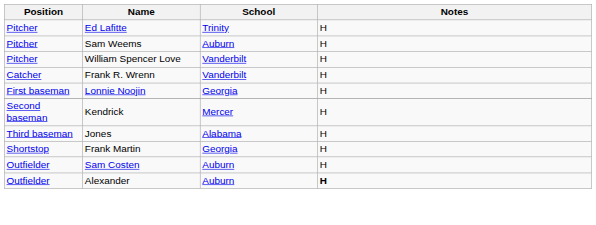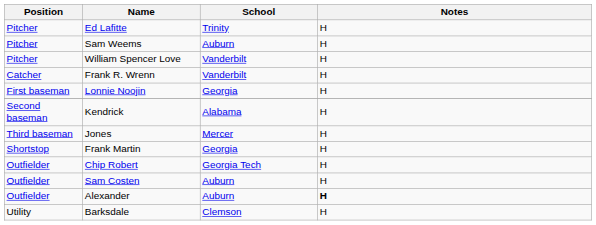(218, 112) Mercer -> (222, 112) Alabama
(222, 133) Alabama -> (218, 133) Mercer
+ row: (111, 165)
+ row: (107, 212)
